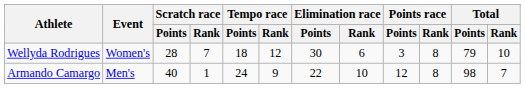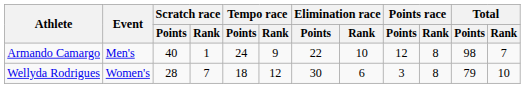rows swapped: (54, 73) <-> (54, 53)
